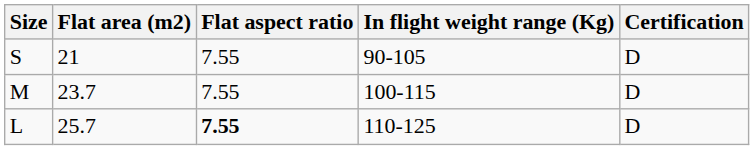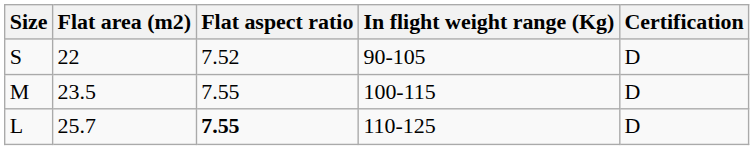(69, 56) 21 -> (69, 56) 22
(220, 56) 7.55 -> (220, 56) 7.52
(77, 91) 23.7 -> (77, 91) 23.5
